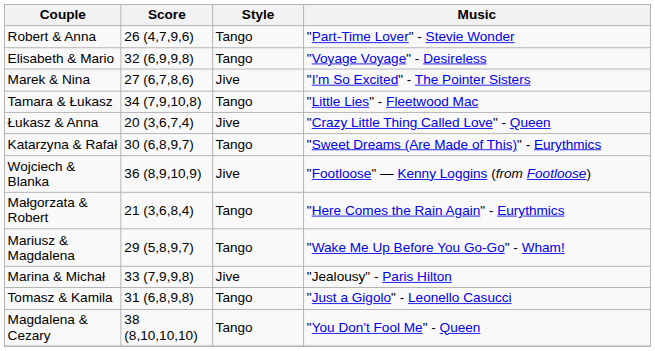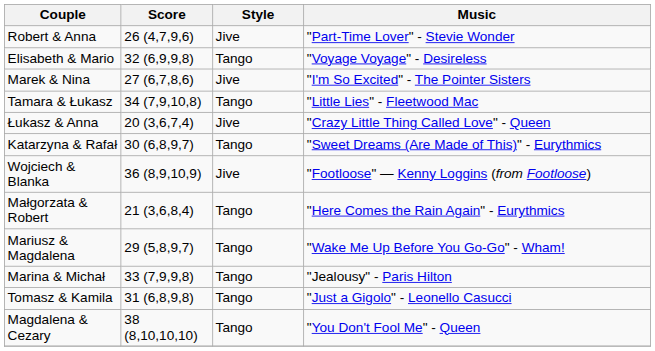(234, 36) Tango -> (228, 36) Jive
(228, 276) Jive -> (234, 276) Tango
